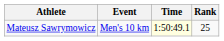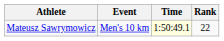(205, 28) 25 -> (205, 28) 22
